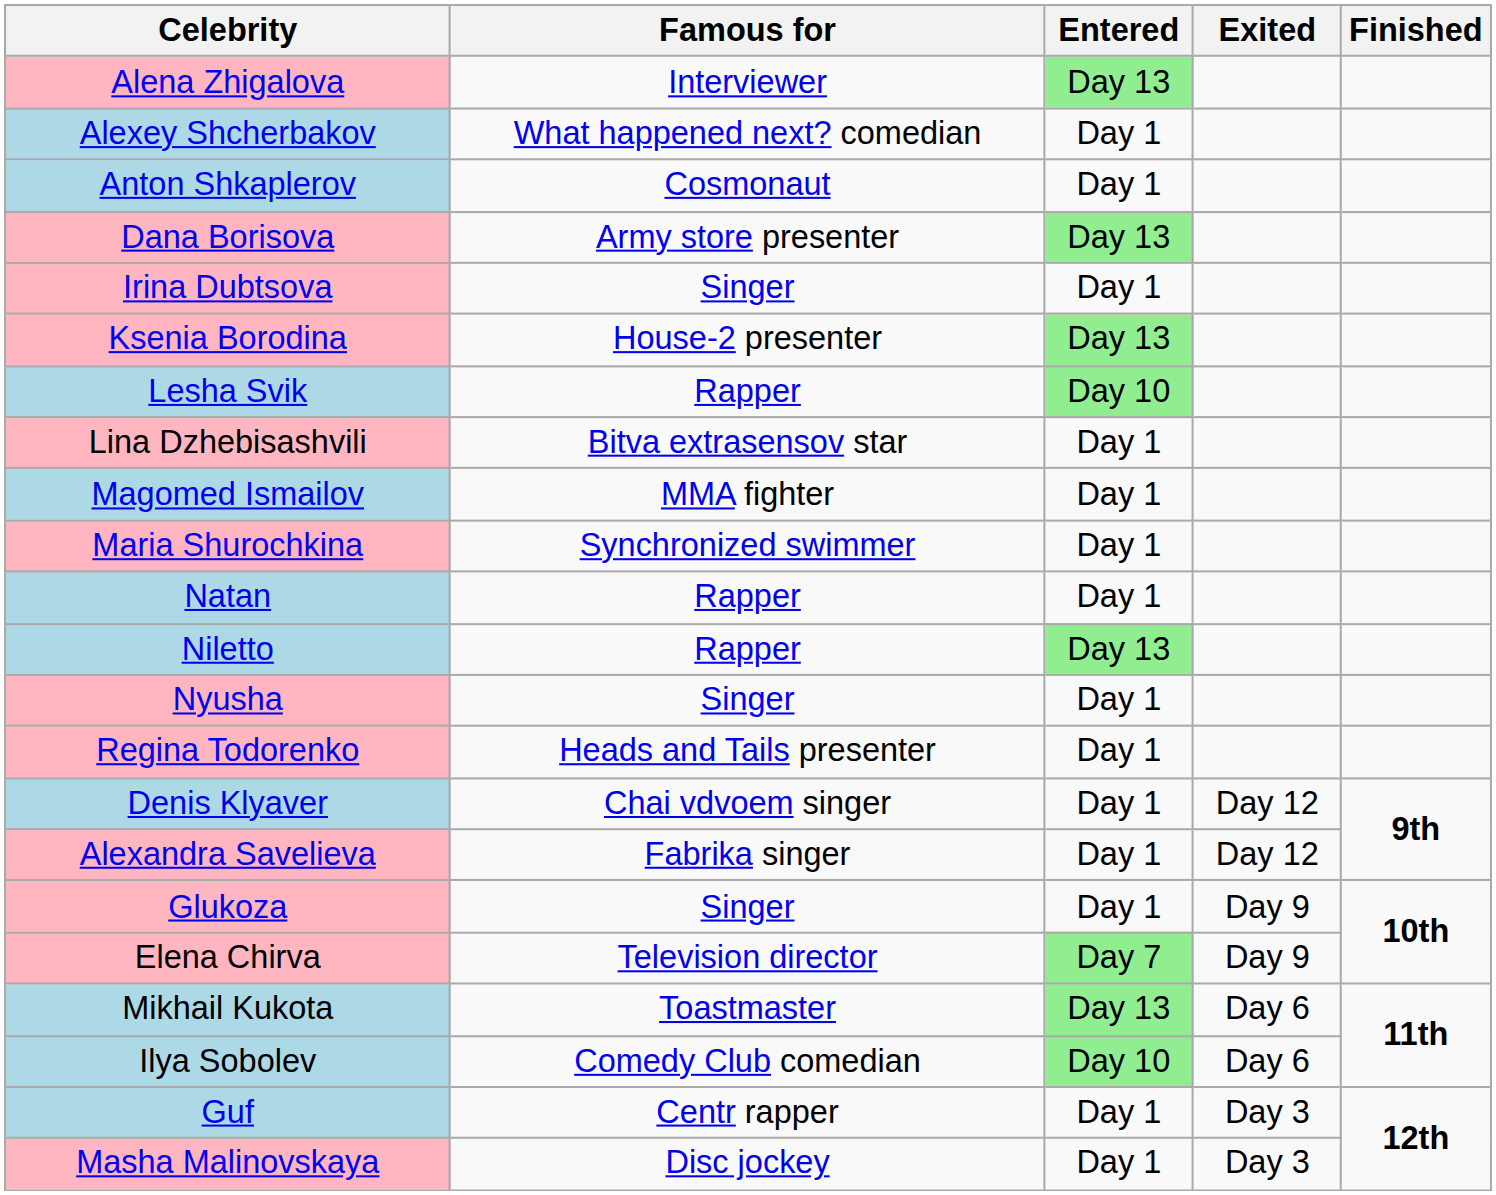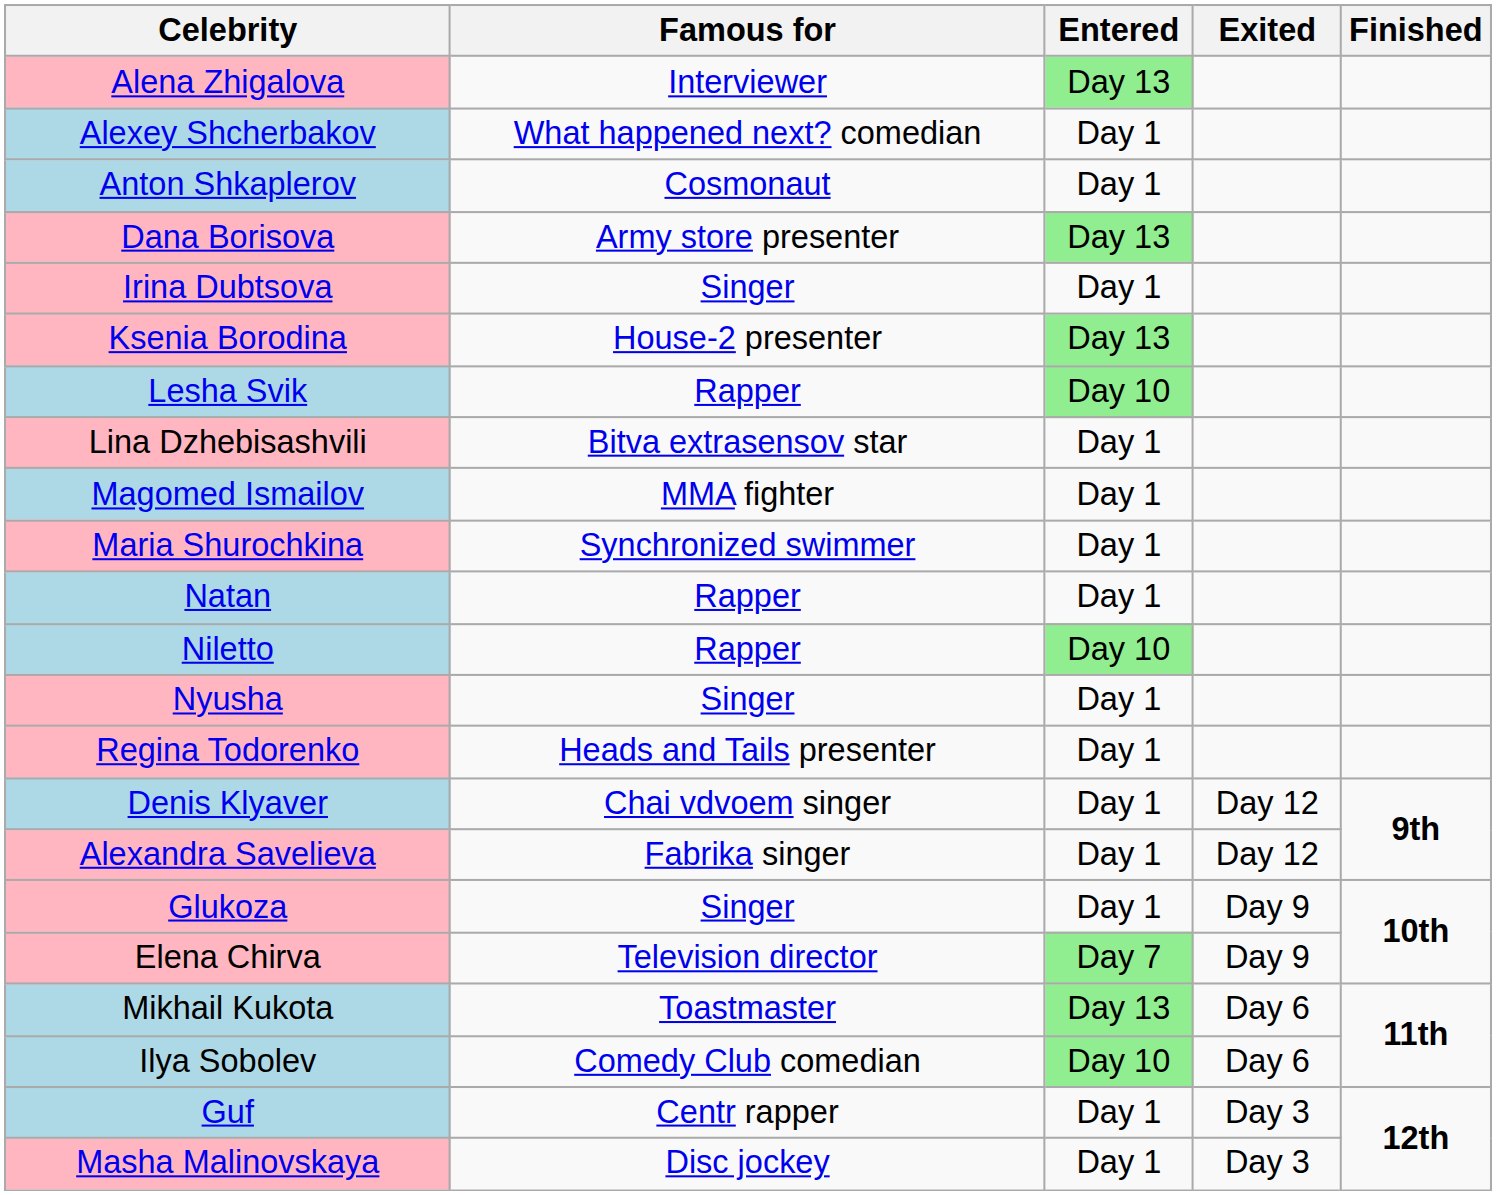(1119, 648) Day 13 -> (1119, 648) Day 10
